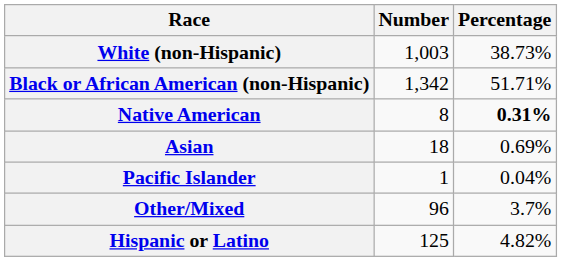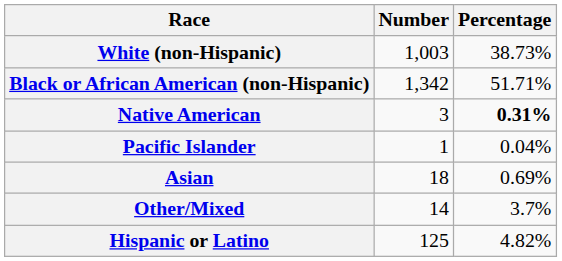(444, 114) 8 -> (444, 114) 3
rows swapped: (189, 146) <-> (189, 177)
(439, 209) 96 -> (439, 209) 14
